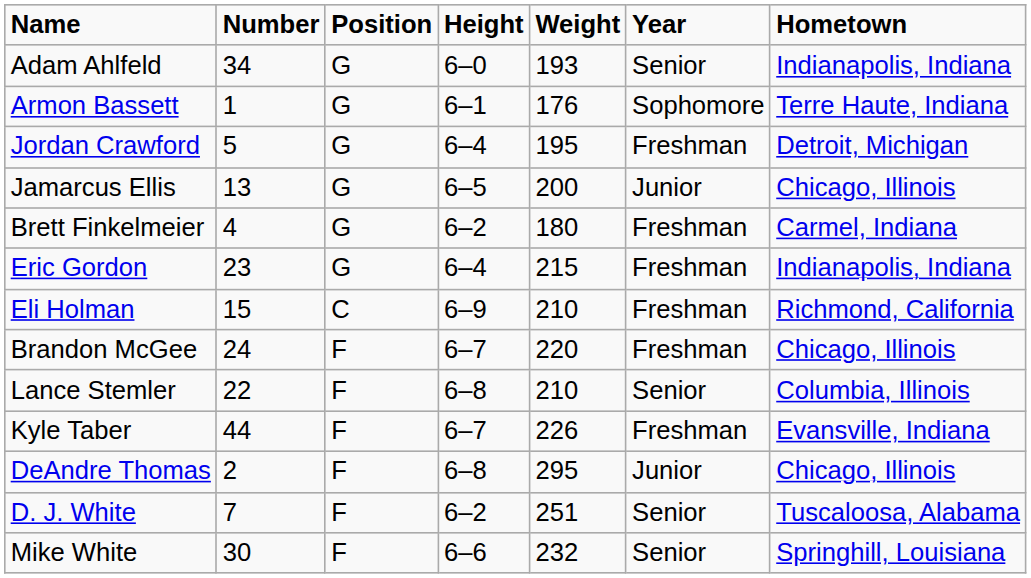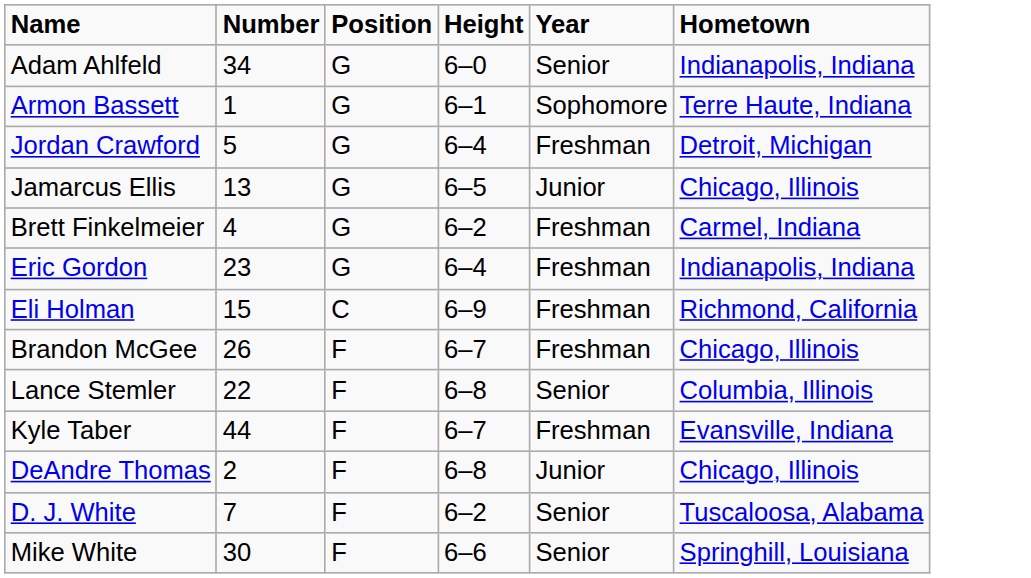- column: (578, 24)
(237, 349) 24 -> (237, 349) 26
